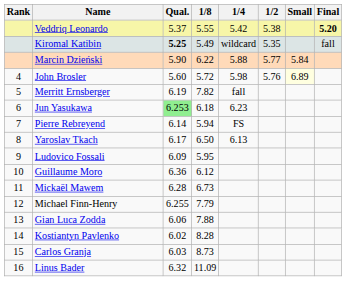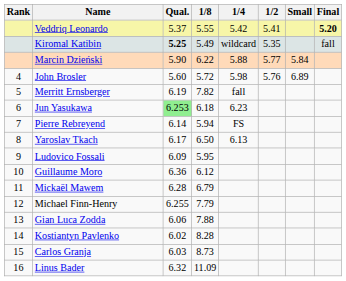(272, 28) 5.38 -> (272, 28) 5.41
(300, 76) lightyellow background -> (300, 76) no background
(205, 188) 6.73 -> (205, 188) 6.79
